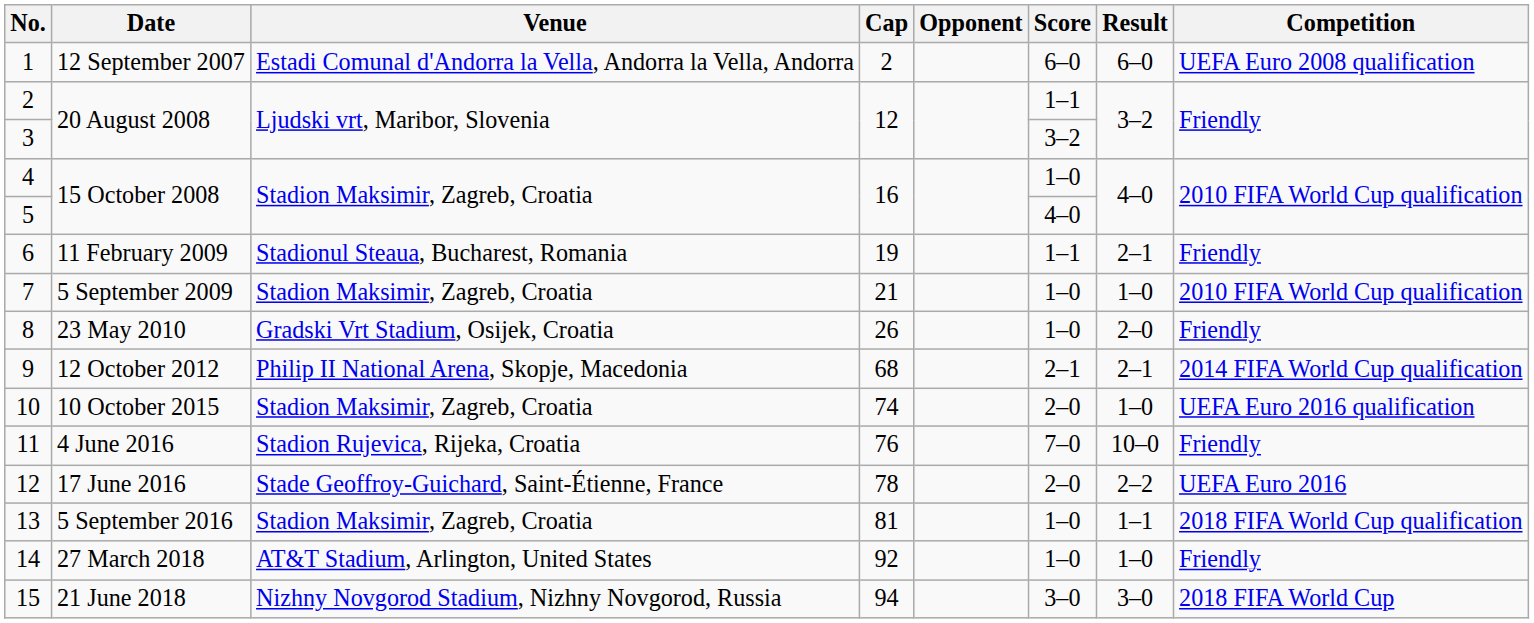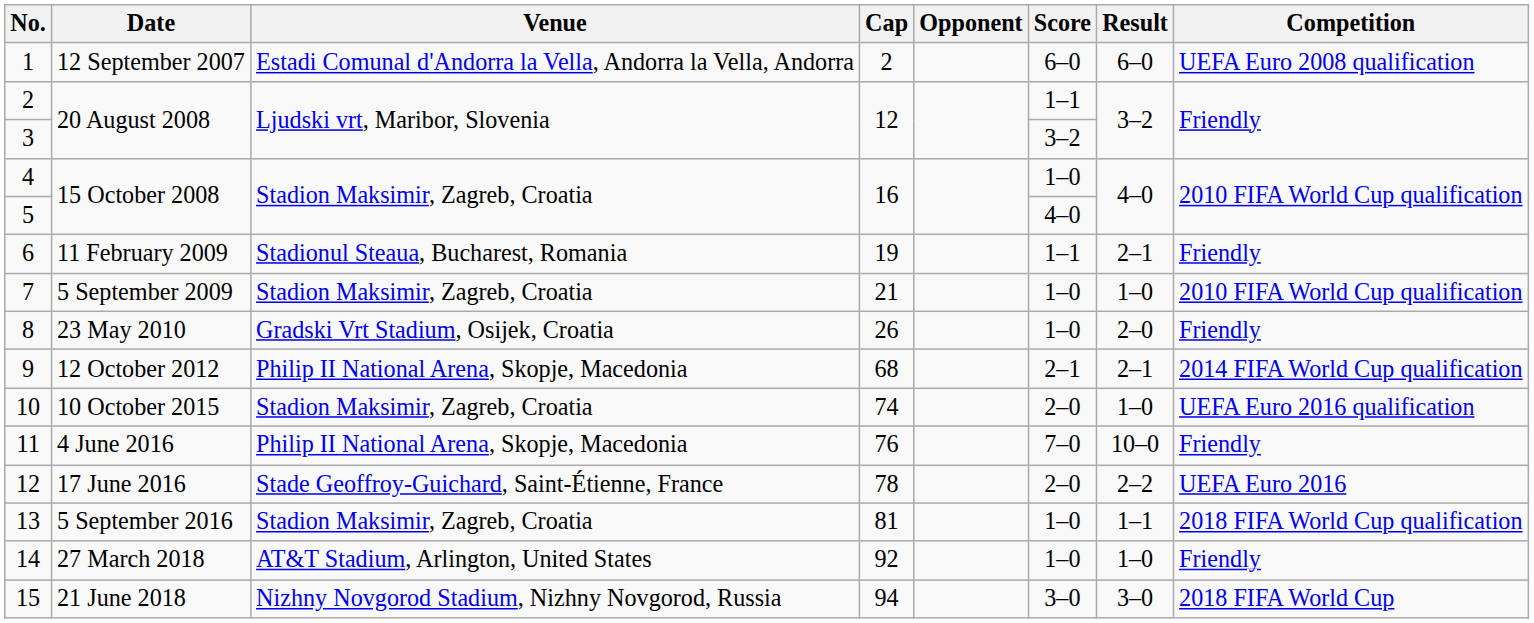(418, 445) Stadion Rujevica, Rijeka, Croatia -> (472, 445) Philip II National Arena, Skopje, Macedonia
